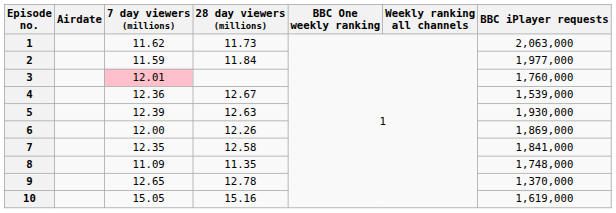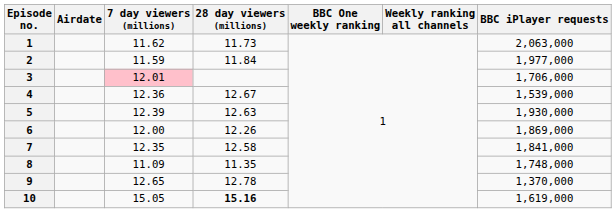(544, 78) 1,760,000 -> (544, 78) 1,706,000
(240, 199) normal -> (240, 199) bold
